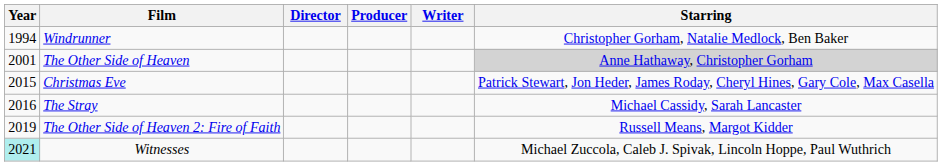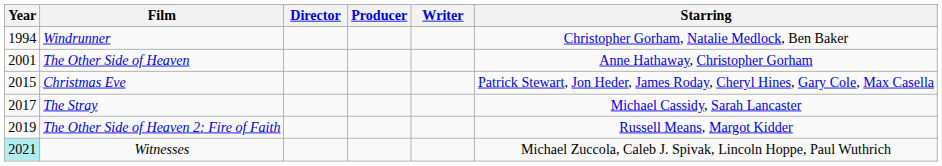(706, 60) lightgrey background -> (706, 60) no background
(22, 104) 2016 -> (22, 104) 2017
